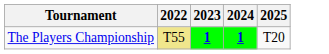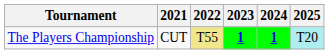+ column: (174, 15)
(274, 38) no background -> (307, 38) paleturquoise background
